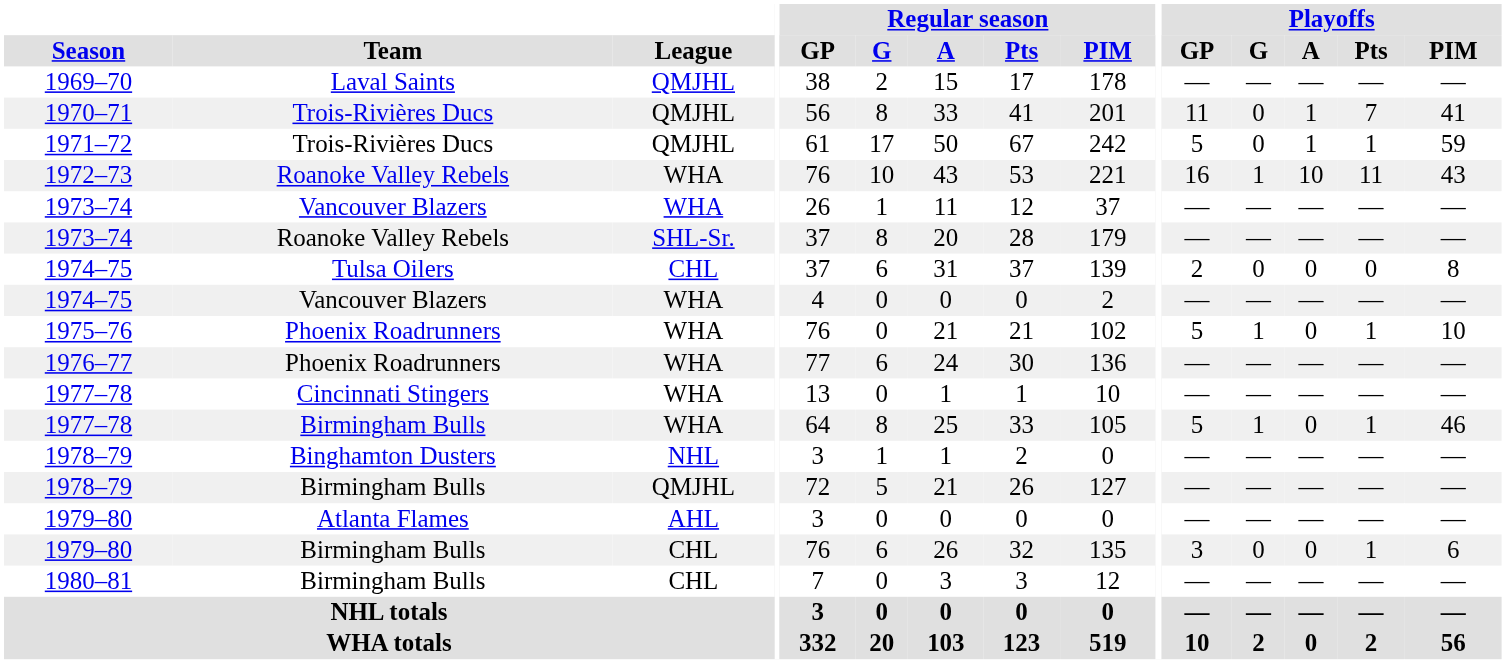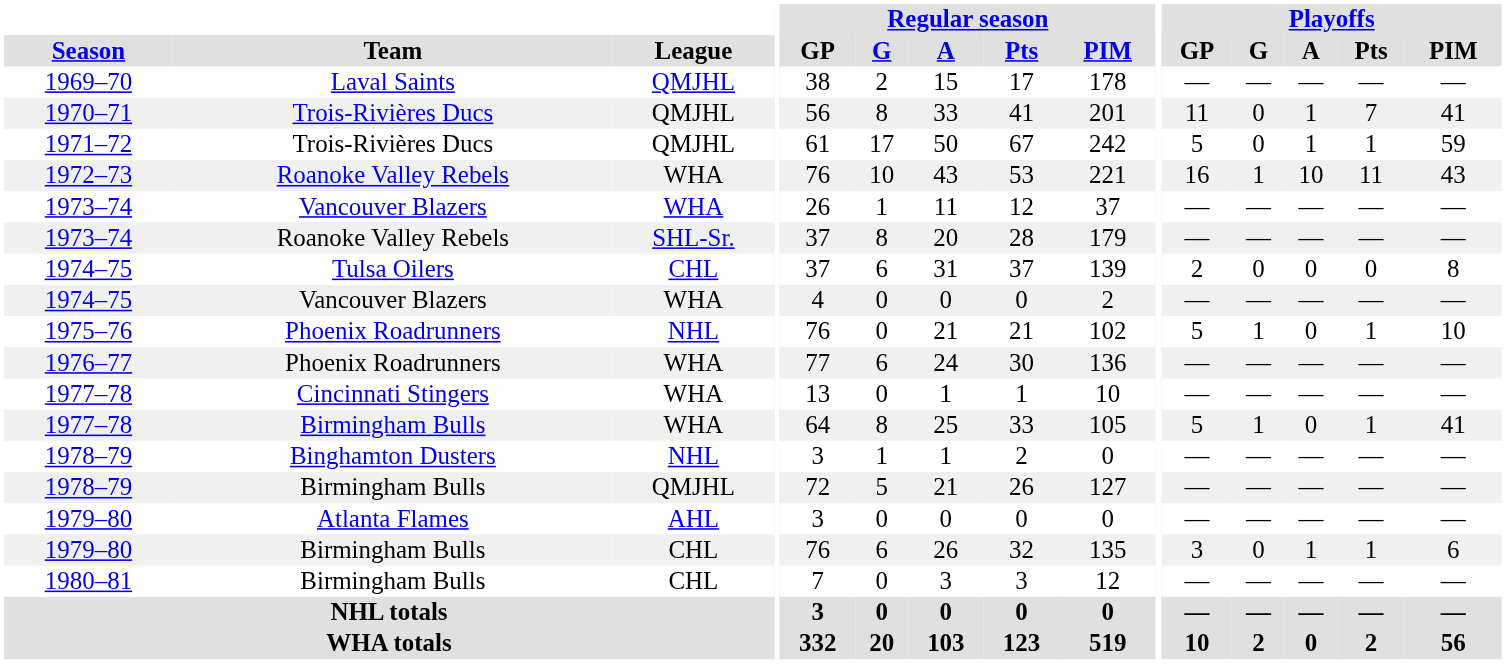(693, 331) WHA -> (693, 331) NHL
(1453, 424) 46 -> (1453, 424) 41
(1311, 549) 0 -> (1311, 549) 1
